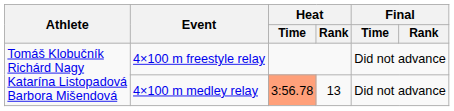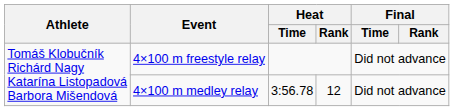(292, 90) lightsalmon background -> (292, 90) no background
(334, 90) 13 -> (334, 90) 12
